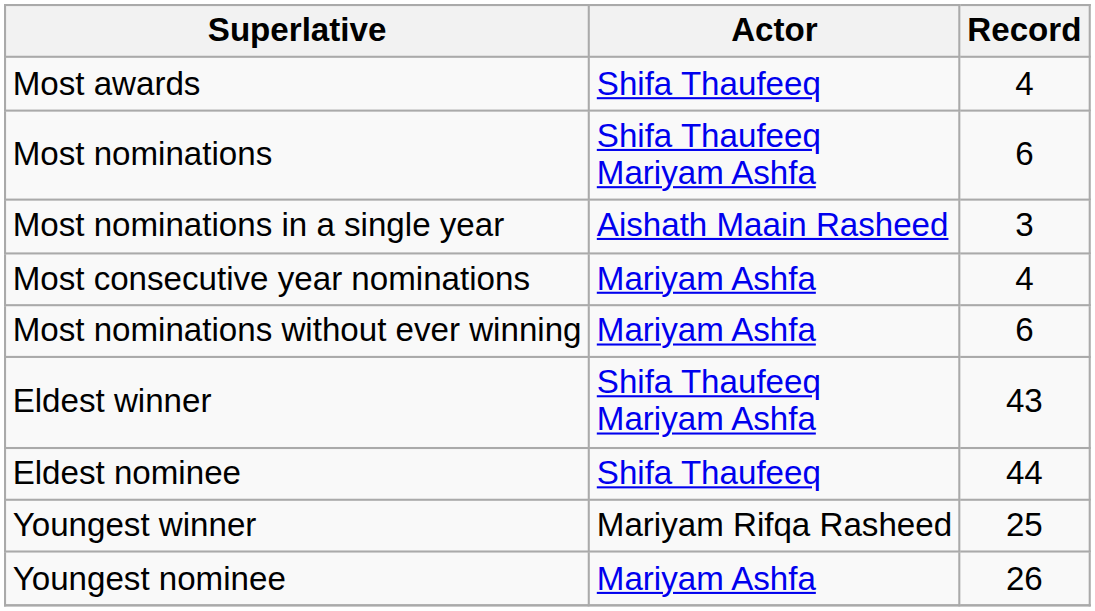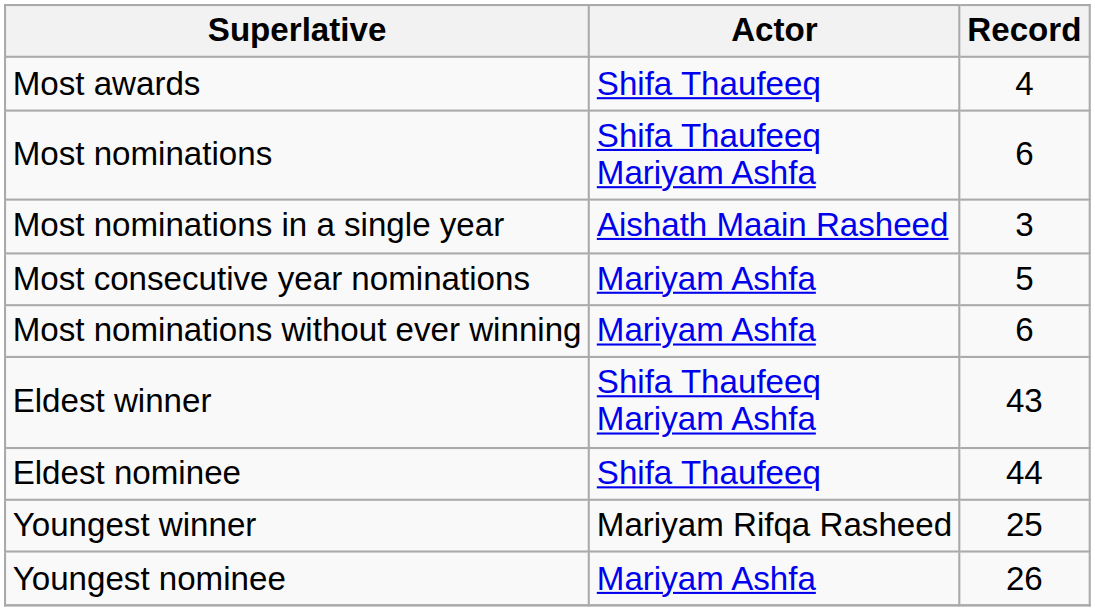(1024, 278) 4 -> (1024, 278) 5
